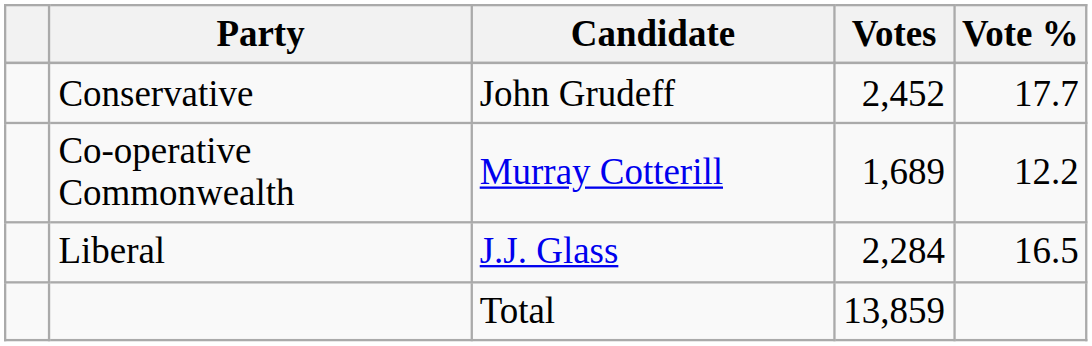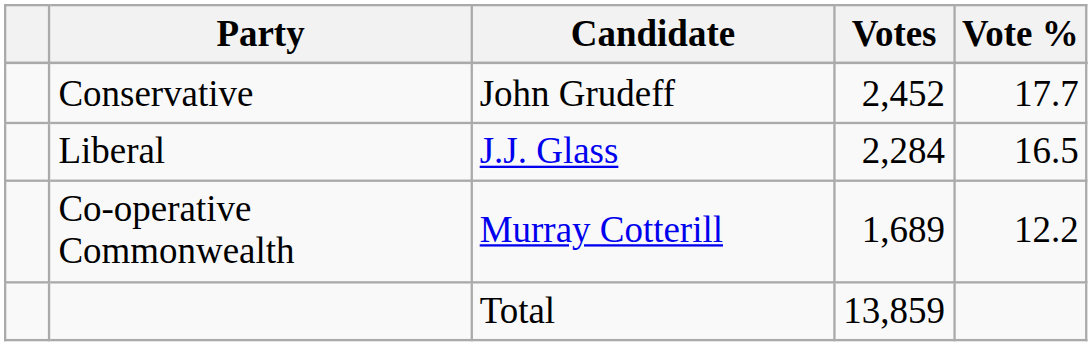rows swapped: (112, 251) <-> (176, 171)
